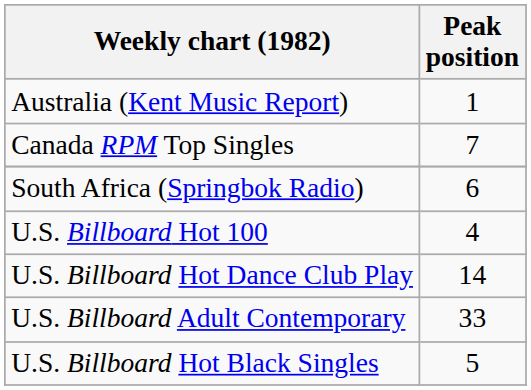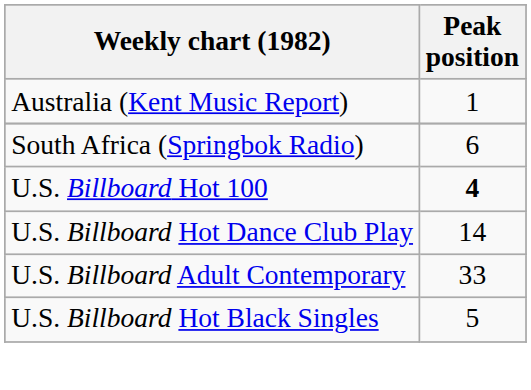- row: (153, 144)
(472, 231) normal -> (472, 188) bold
